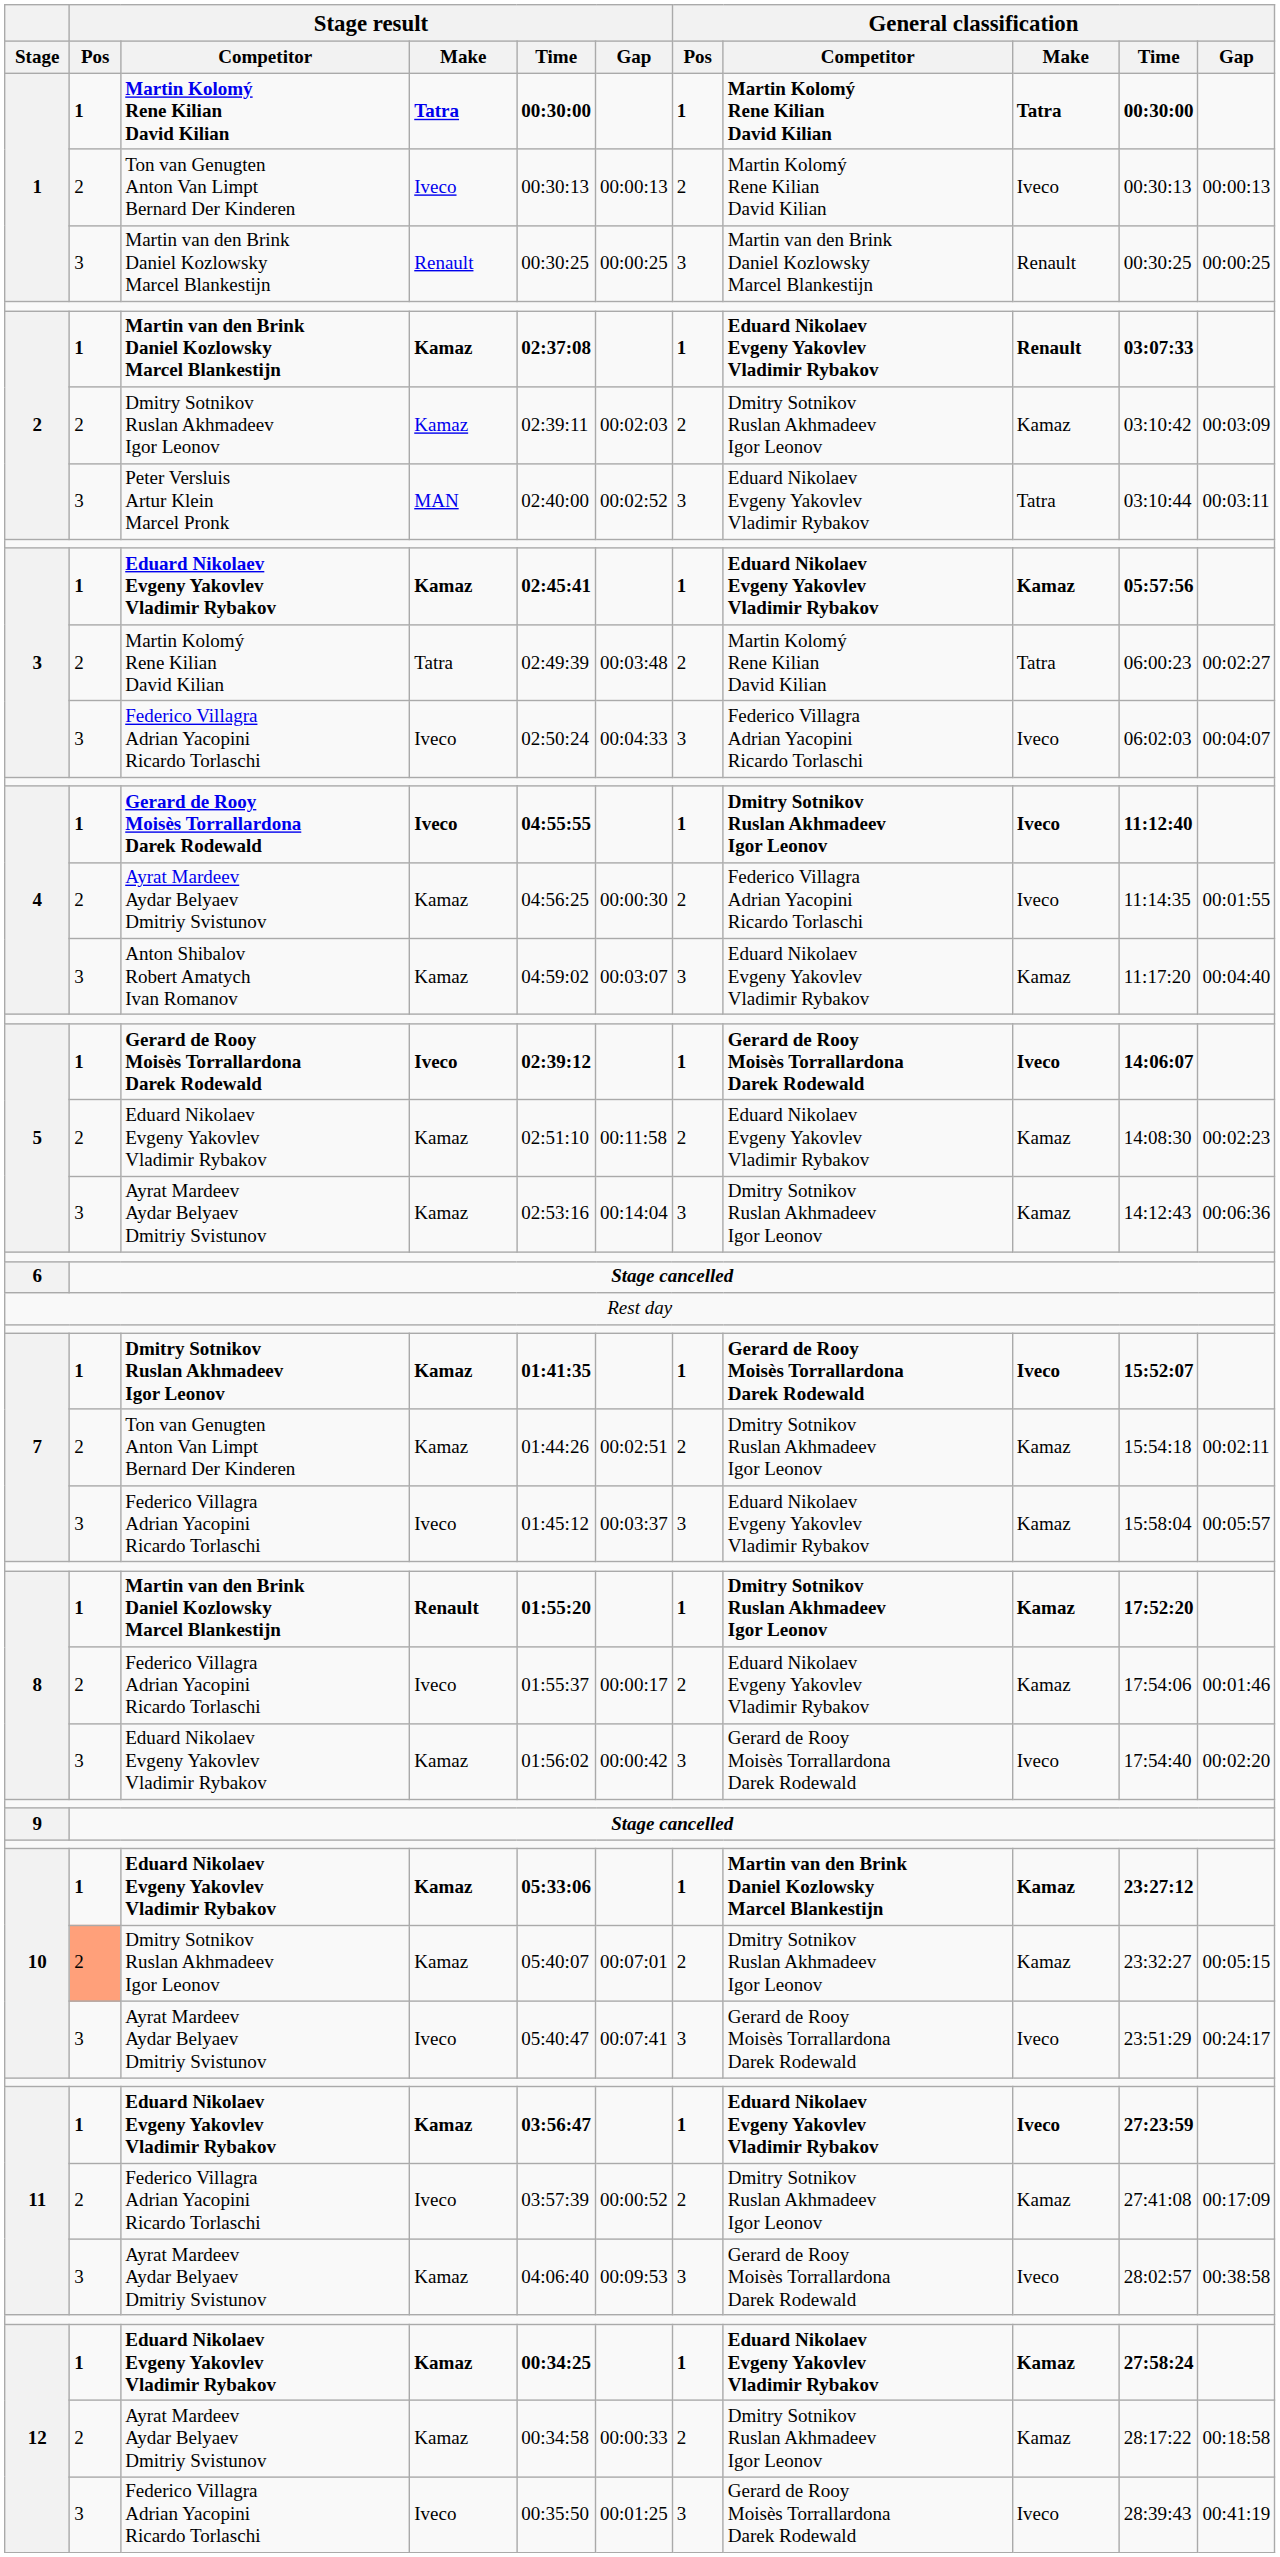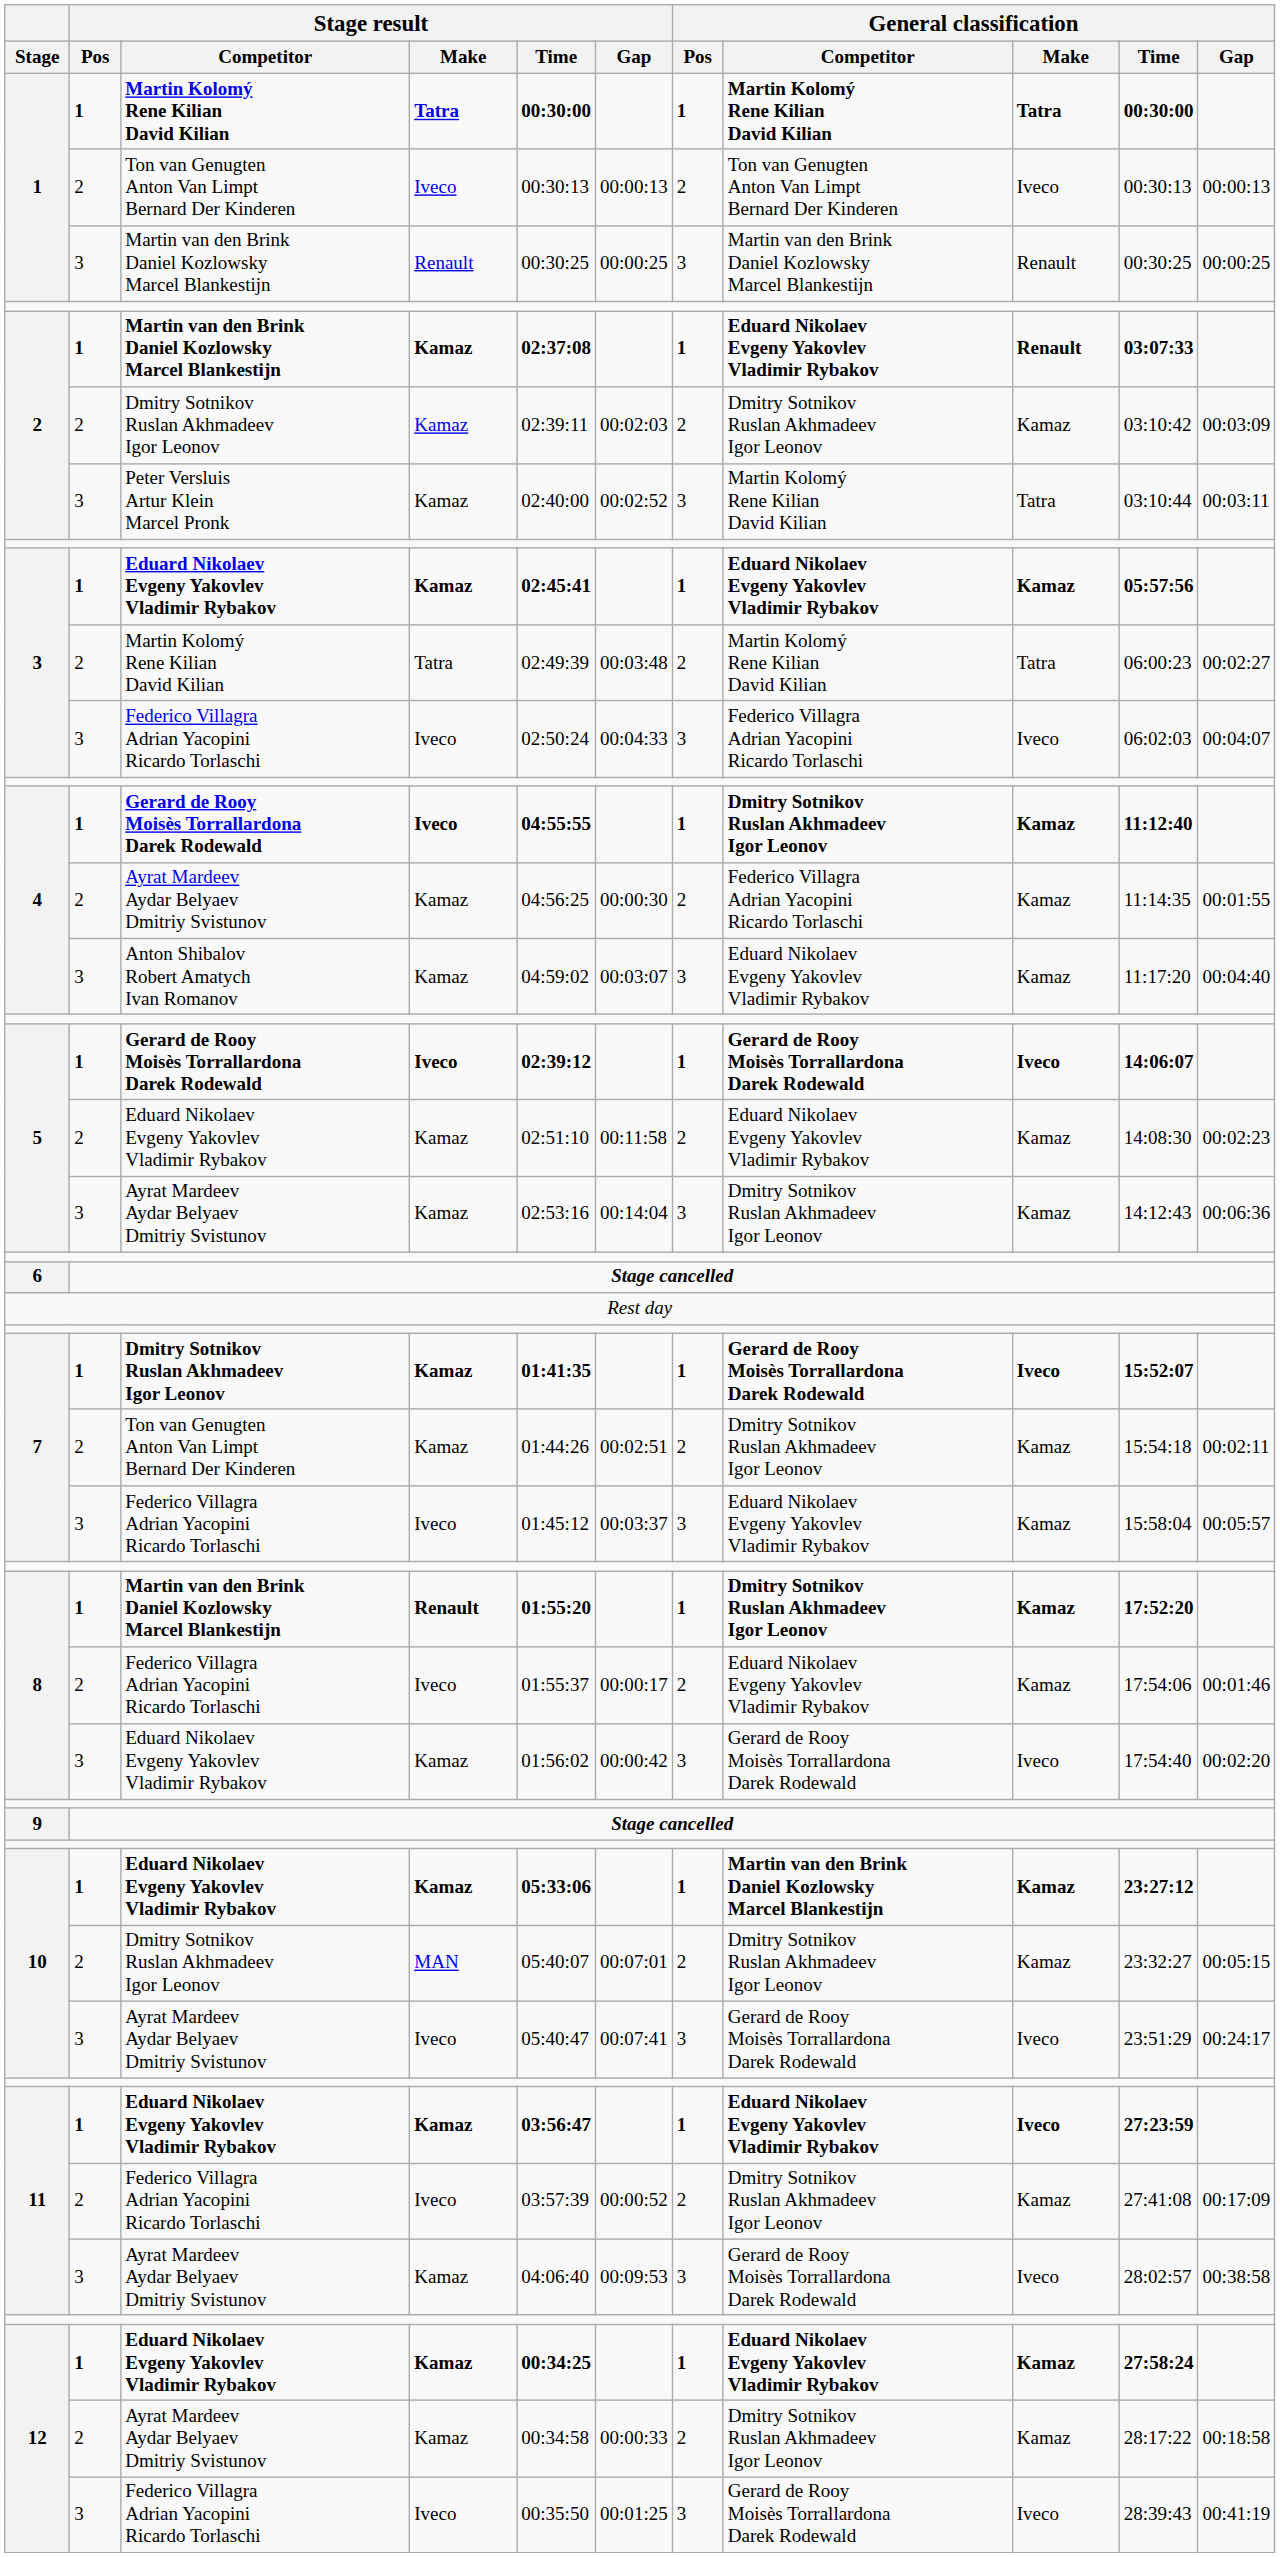(787, 186) Martin Kolomý Rene Kilian David Kilian -> (813, 186) Ton van Genugten Anton Van Limpt Bernard Der Kinderen
(436, 500) MAN -> (441, 500) Kamaz
(798, 500) Eduard Nikolaev Evgeny Yakovlev Vladimir Rybakov -> (787, 500) Martin Kolomý Rene Kilian David Kilian
(1038, 823) Iveco -> (1046, 823) Kamaz
(1038, 899) Iveco -> (1044, 899) Kamaz
(79, 1962) lightsalmon background -> (79, 1962) no background
(441, 1962) Kamaz -> (436, 1962) MAN
